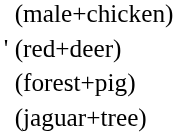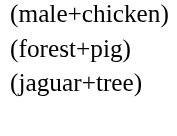- row: (68, 48)
